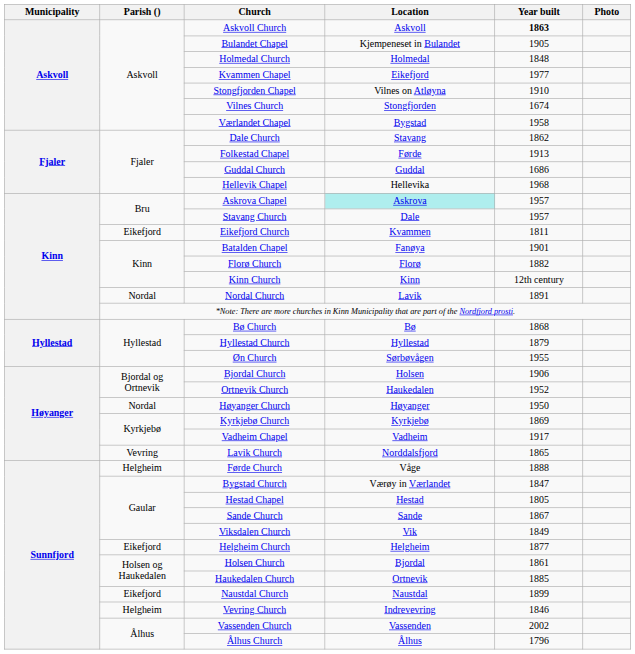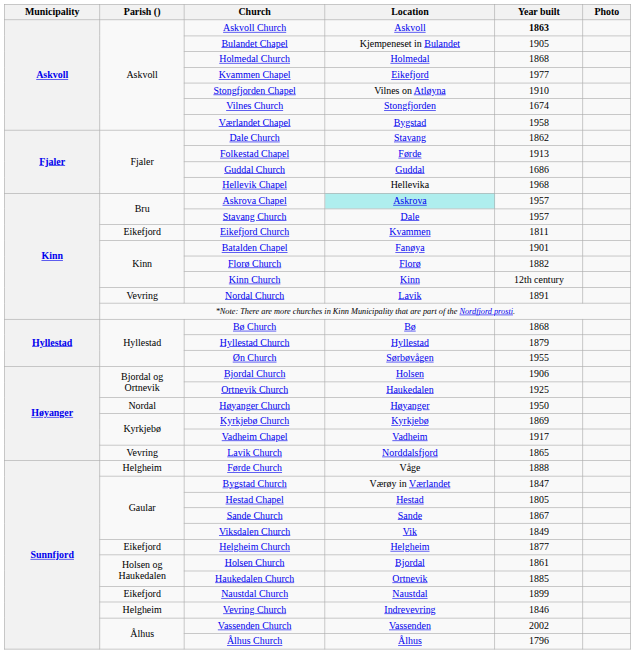(539, 59) 1848 -> (539, 59) 1868
(142, 295) Nordal -> (142, 295) Vevring
(539, 389) 1952 -> (539, 389) 1925
